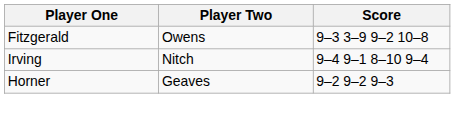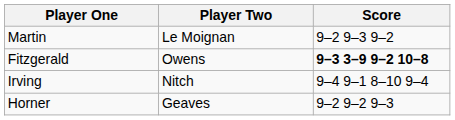+ row: (27, 37)
(372, 37) normal -> (372, 59) bold
